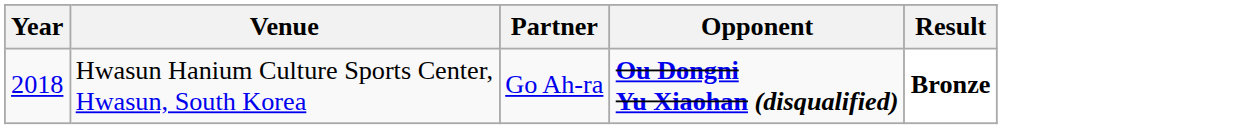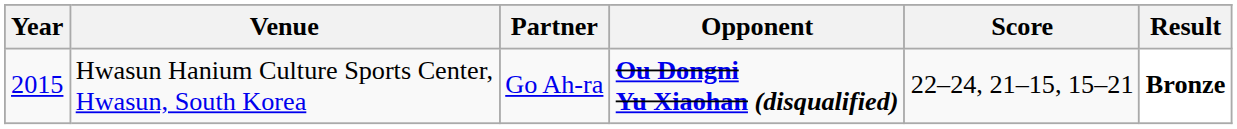+ column: (1022, 26)
(37, 85) 2018 -> (37, 85) 2015
